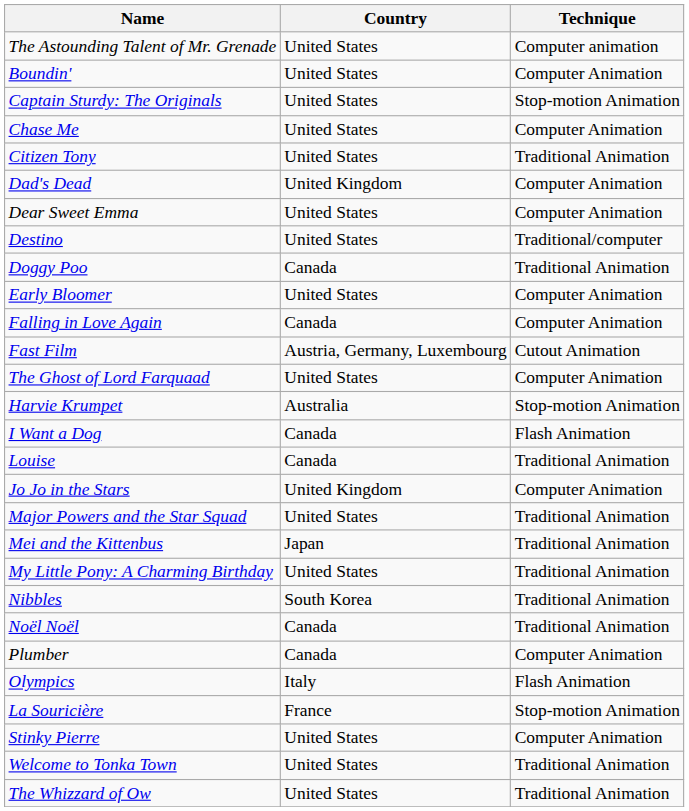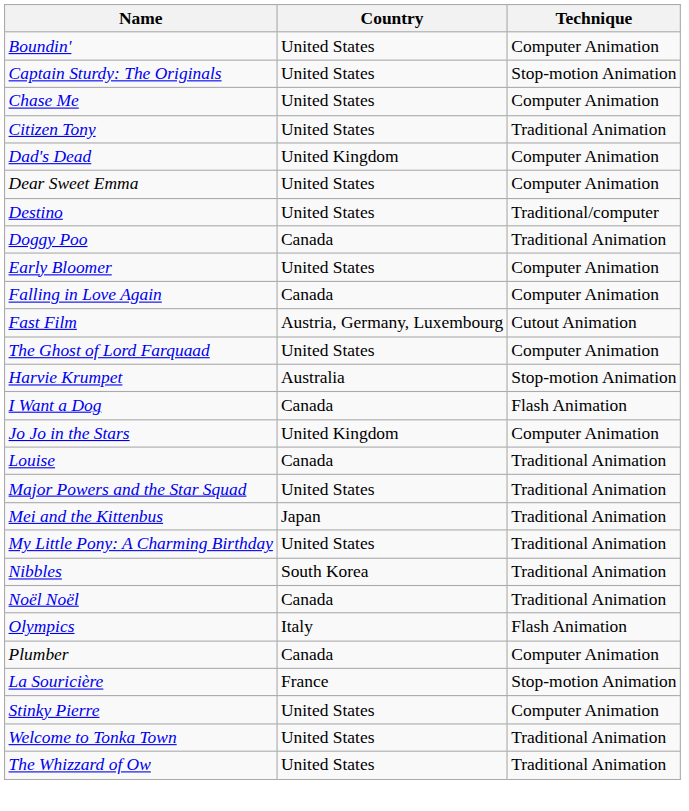- row: (142, 45)
rows swapped: (69, 488) <-> (32, 460)
rows swapped: (42, 682) <-> (39, 654)
